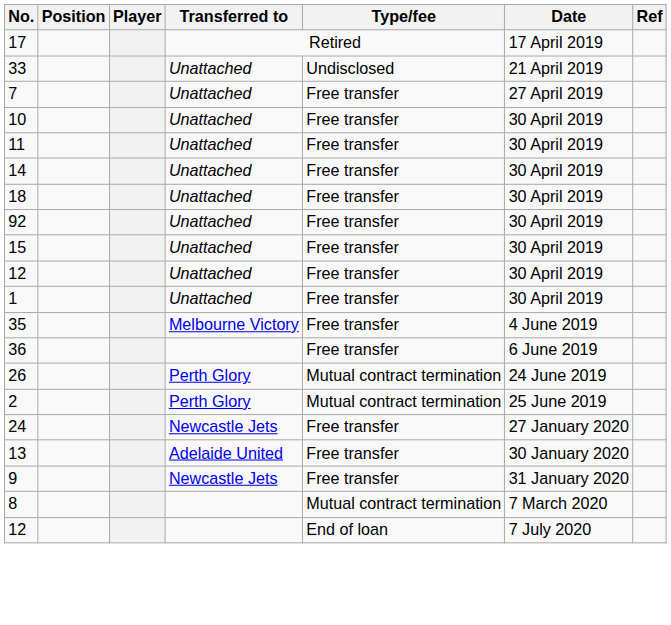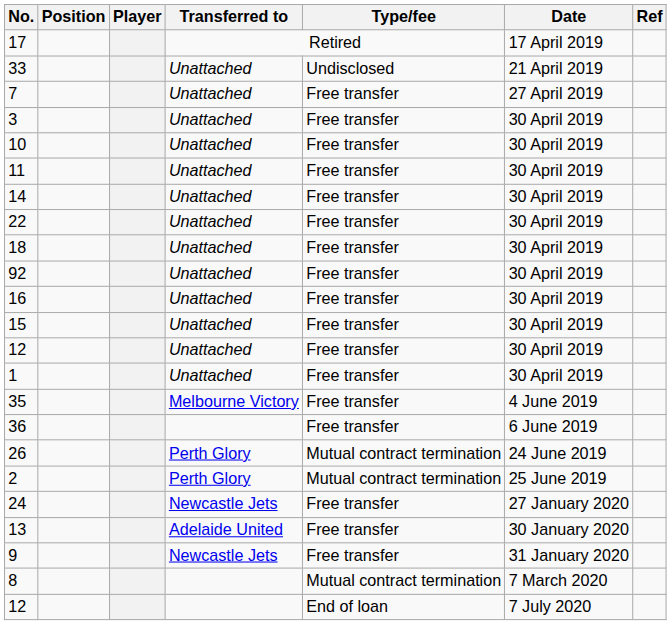+ row: (13, 119)
+ row: (17, 222)
+ row: (17, 299)
